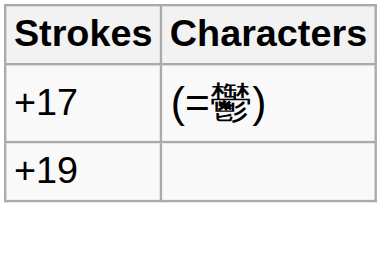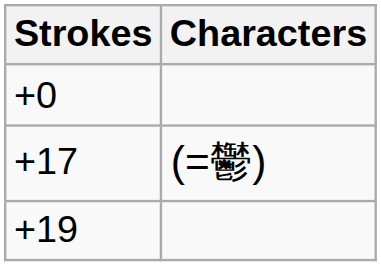+ row: (35, 94)
